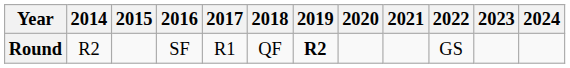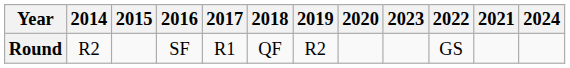columns swapped: (406, 19) <-> (496, 19)
(315, 48) bold -> (315, 48) normal
